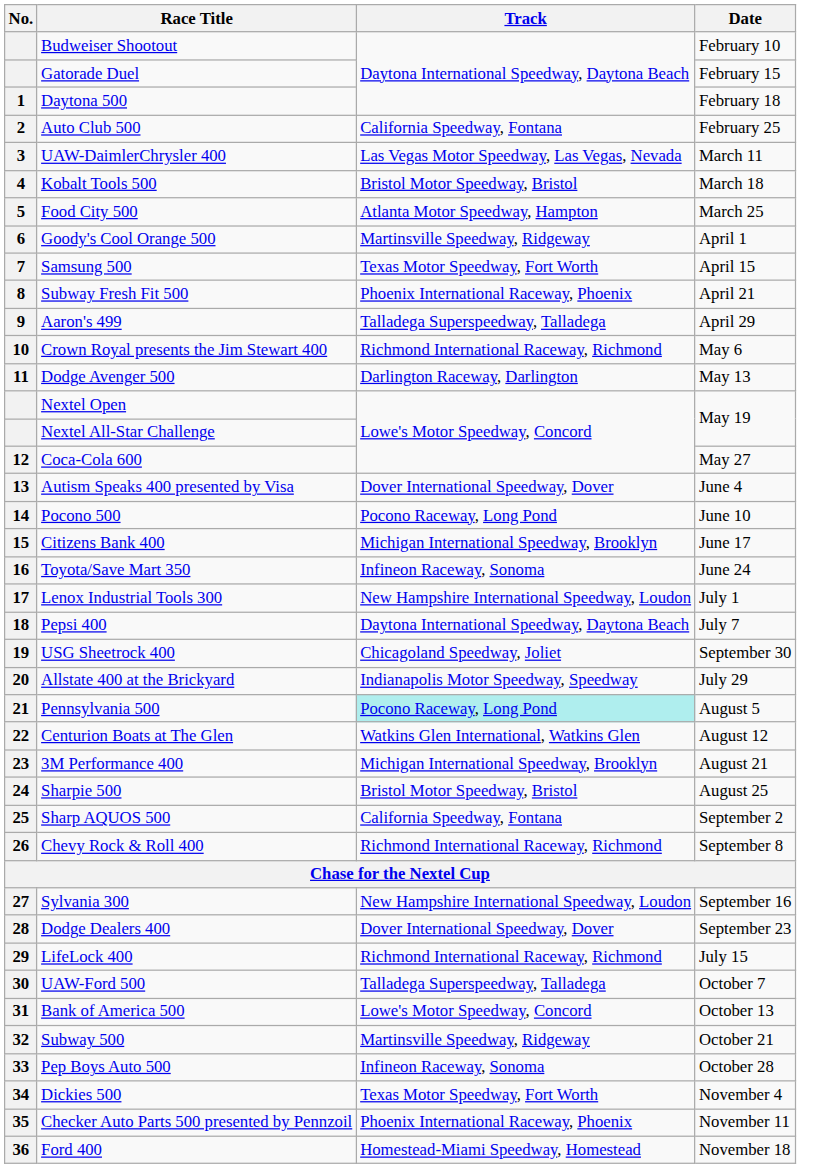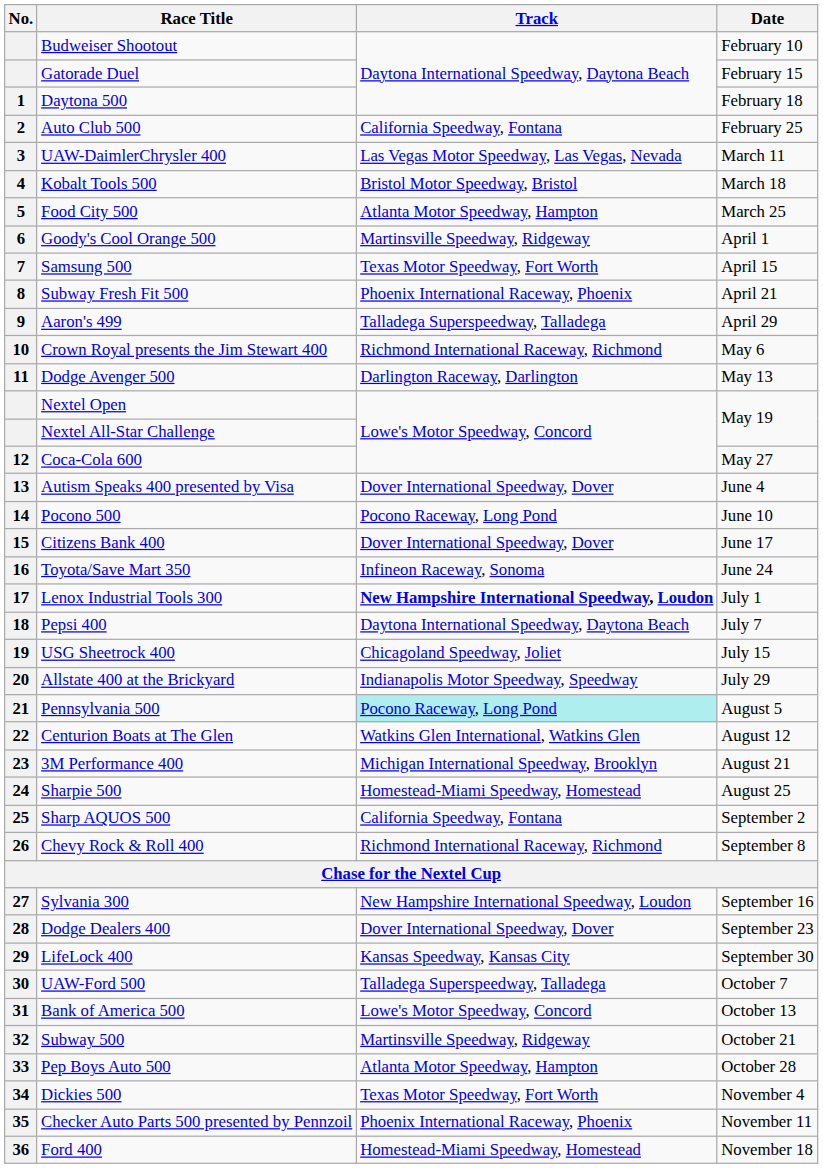(509, 542) Michigan International Speedway, Brooklyn -> (487, 542) Dover International Speedway, Dover
(526, 597) normal -> (537, 597) bold
(745, 652) September 30 -> (746, 652) July 15
(469, 790) Bristol Motor Speedway, Bristol -> (501, 790) Homestead-Miami Speedway, Homestead
(511, 956) Richmond International Raceway, Richmond -> (465, 956) Kansas Speedway, Kansas City
(723, 956) July 15 -> (767, 956) September 30
(452, 1066) Infineon Raceway, Sonoma -> (479, 1066) Atlanta Motor Speedway, Hampton
